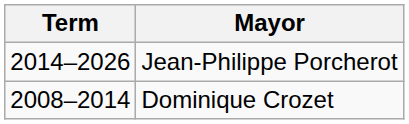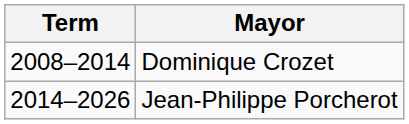rows swapped: (238, 99) <-> (270, 61)
